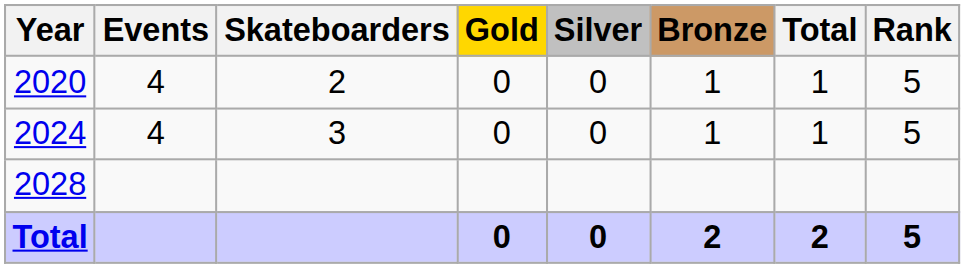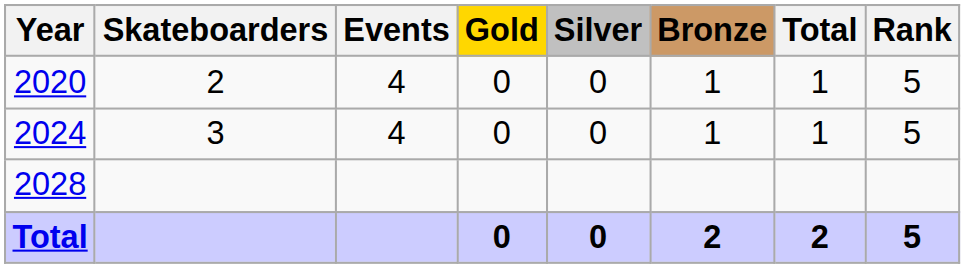columns swapped: (337, 30) <-> (156, 30)
